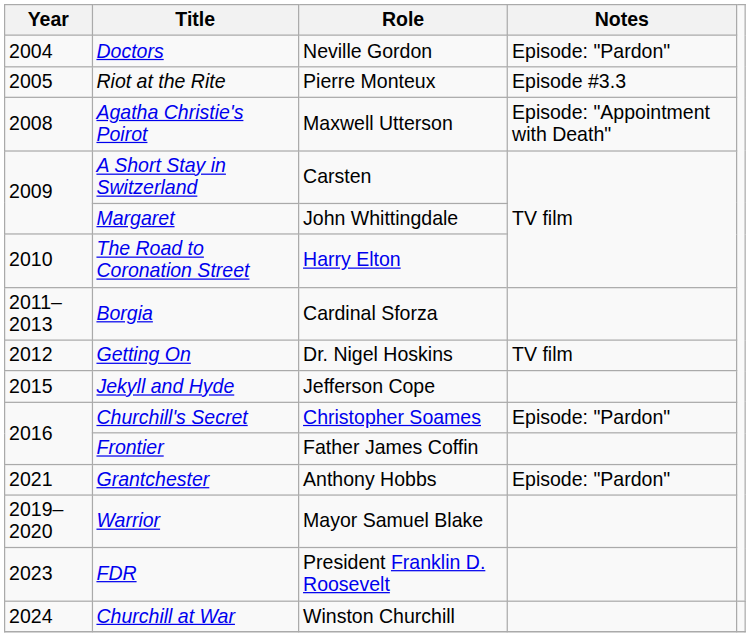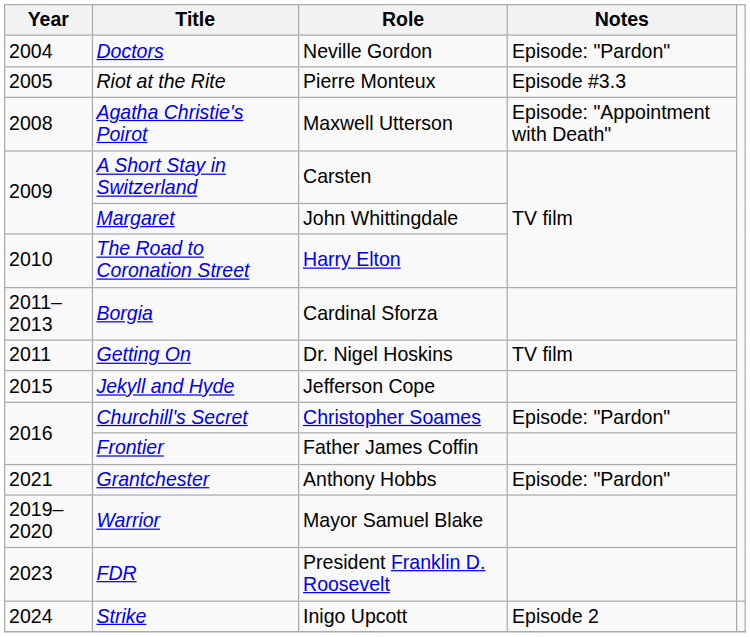(31, 355) 2012 -> (30, 355) 2011
+ row: (121, 616)
- row: (166, 616)
